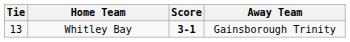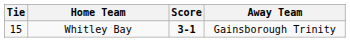(16, 29) 13 -> (16, 29) 15
